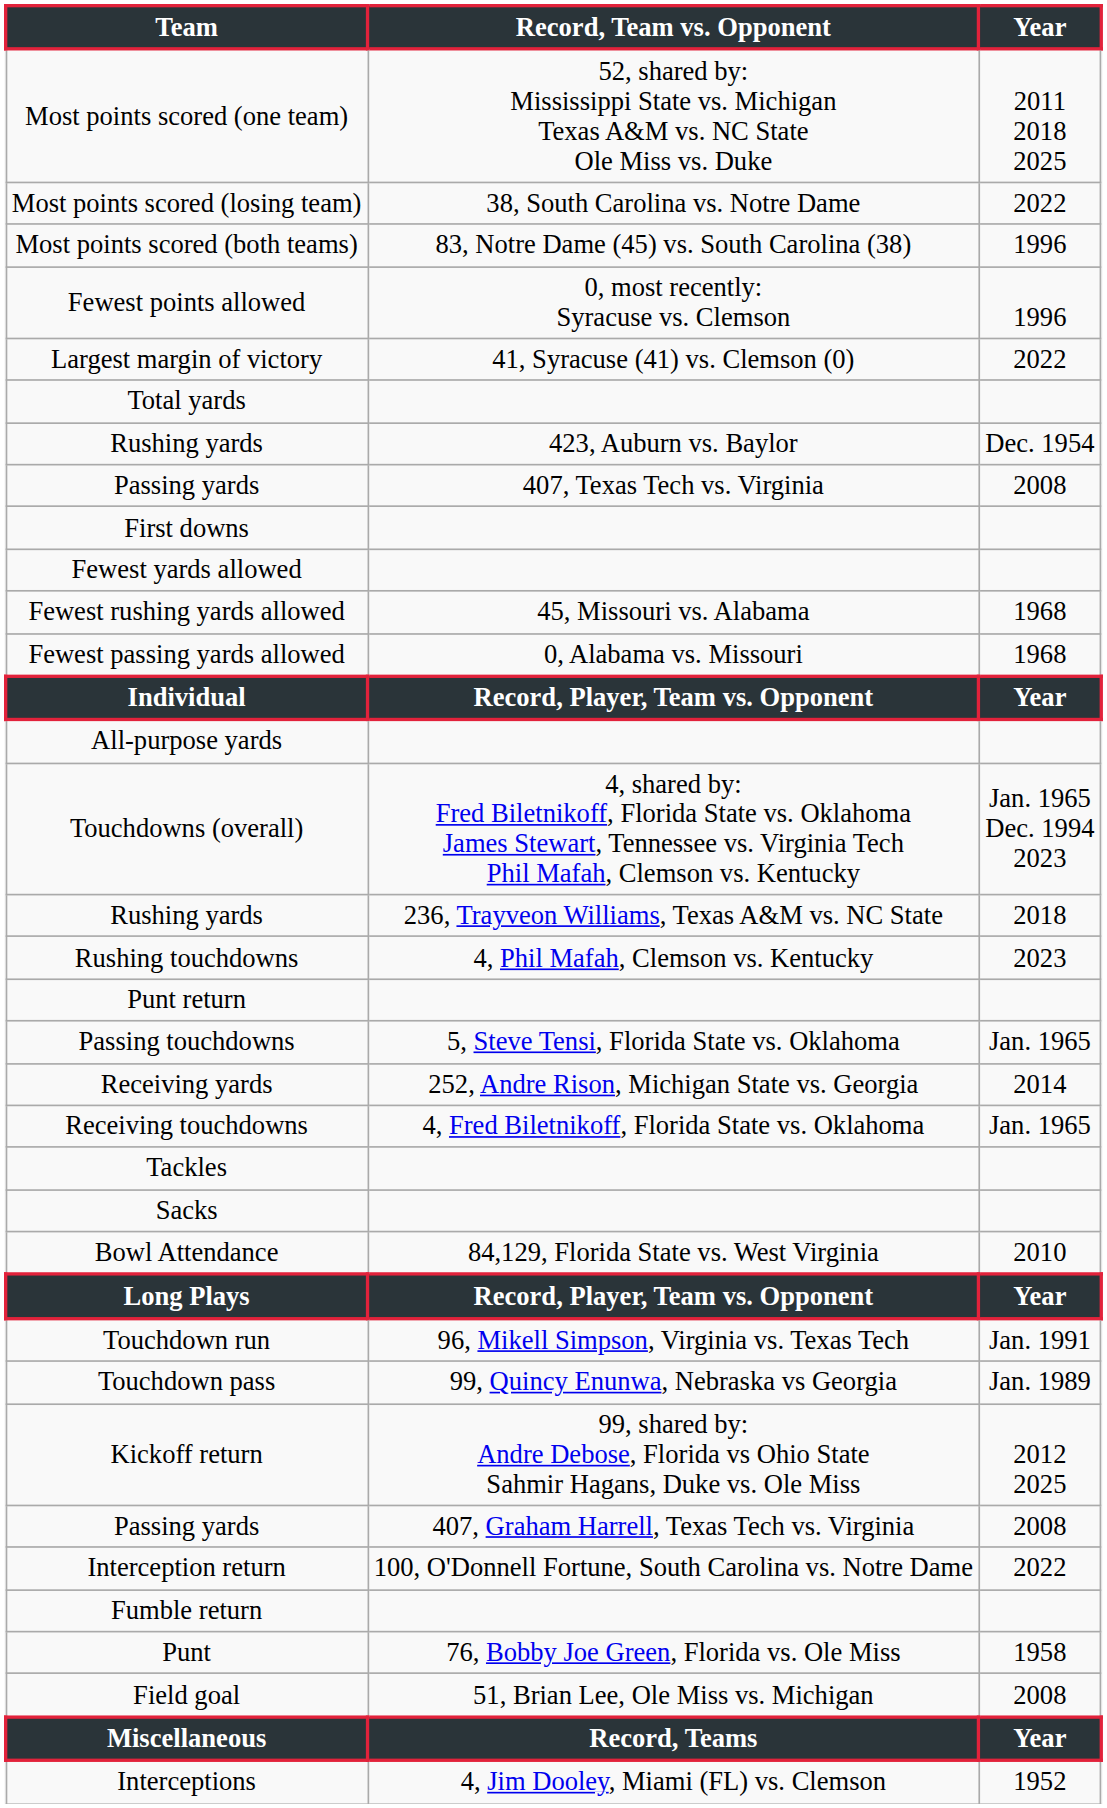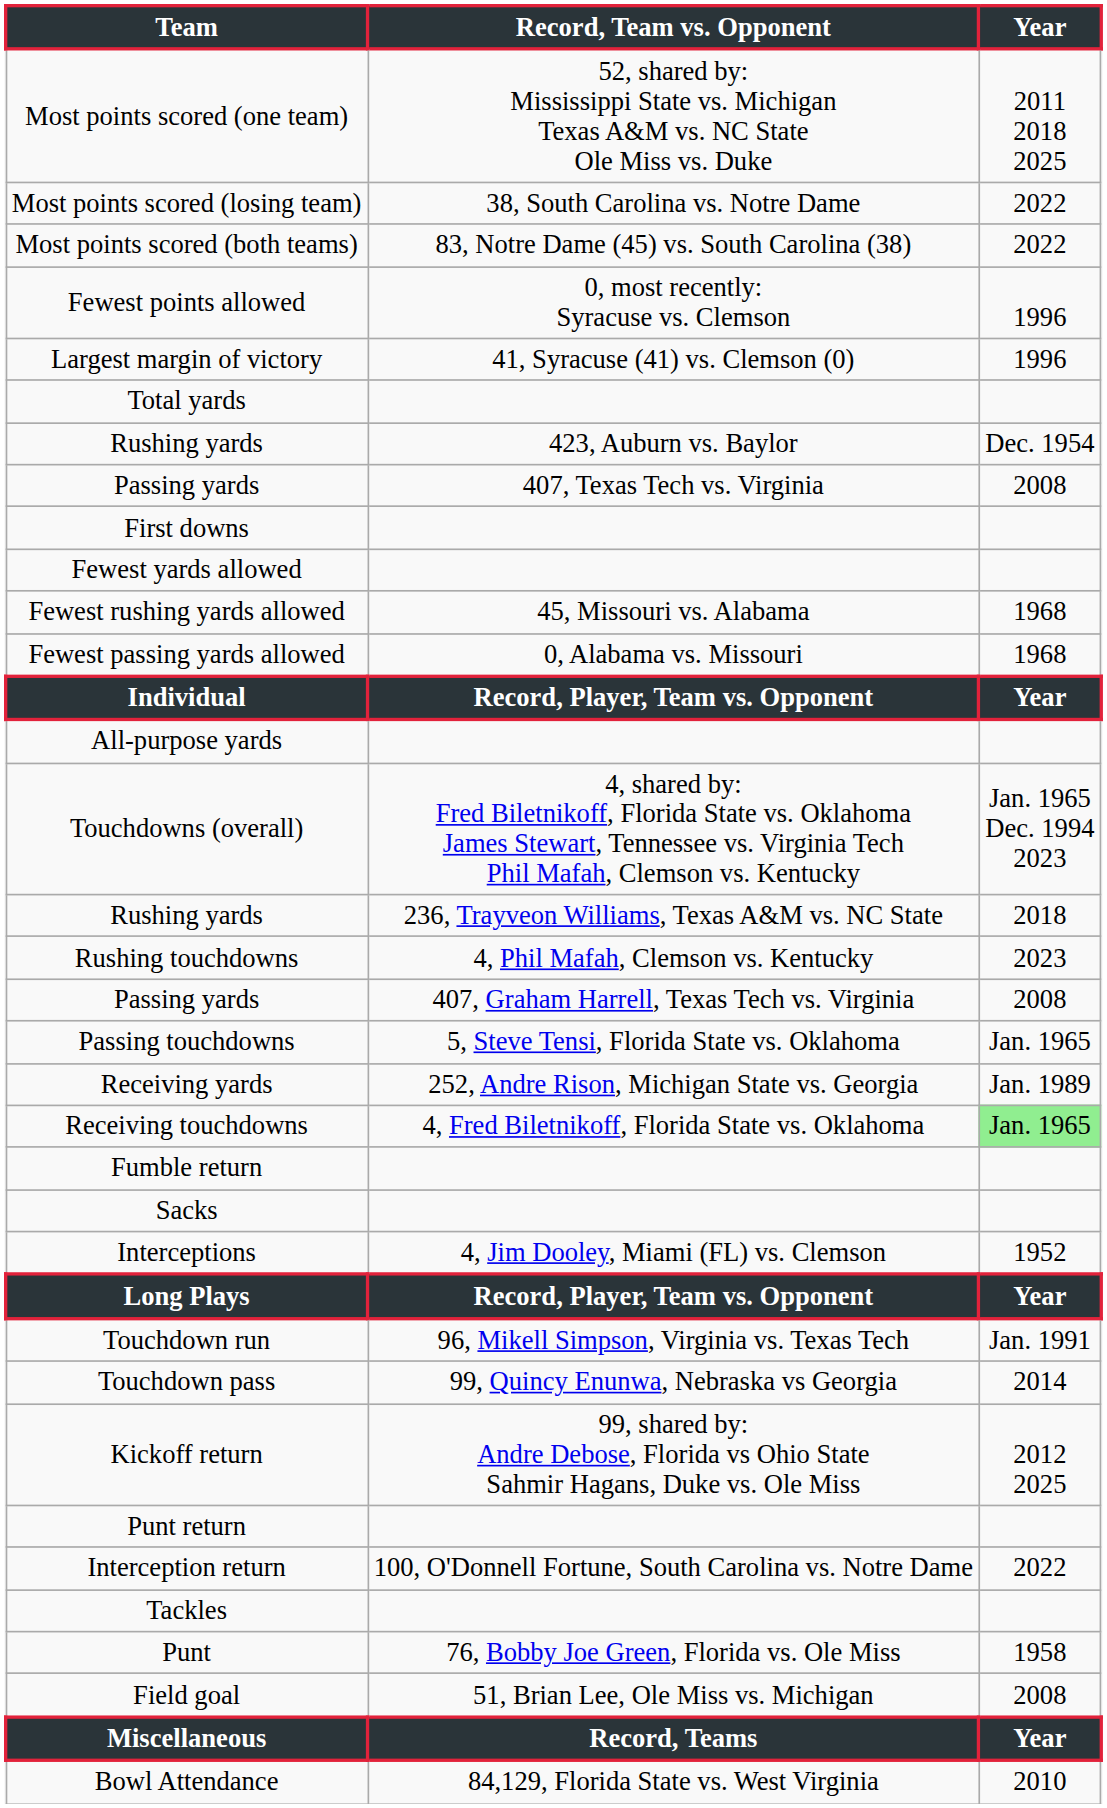(1040, 244) 1996 -> (1040, 244) 2022
(1040, 359) 2022 -> (1040, 359) 1996
rows swapped: (187, 1525) <-> (187, 999)
(1040, 1083) 2014 -> (1040, 1083) Jan. 1989
(1040, 1125) no background -> (1040, 1125) lightgreen background
rows swapped: (187, 1168) <-> (187, 1610)
rows swapped: (187, 1782) <-> (187, 1252)
(1040, 1381) Jan. 1989 -> (1040, 1381) 2014
